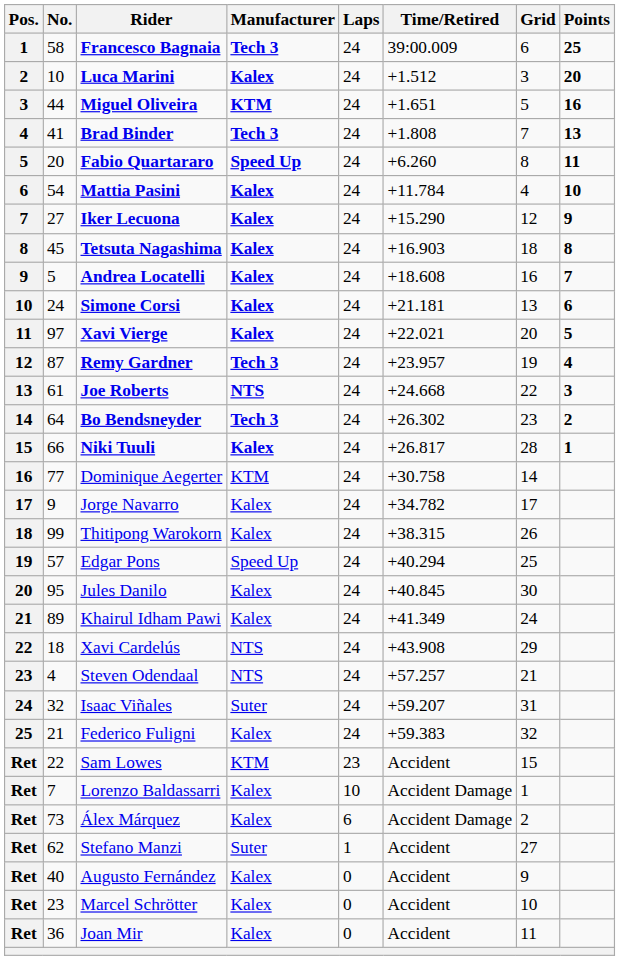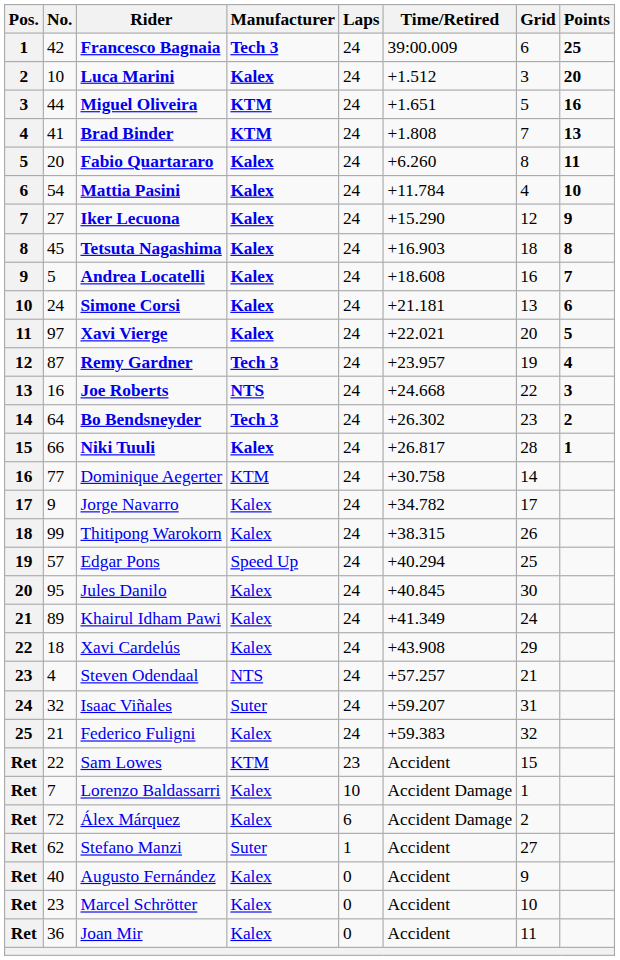(56, 47) 58 -> (56, 47) 42
(254, 133) Tech 3 -> (251, 133) KTM
(266, 161) Speed Up -> (252, 161) Kalex
(56, 390) 61 -> (56, 390) 16
(247, 647) NTS -> (251, 647) Kalex
(56, 818) 73 -> (56, 818) 72
